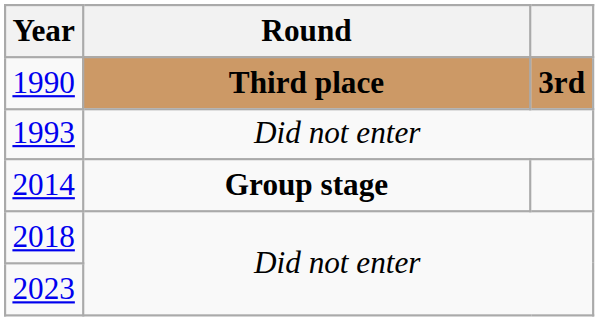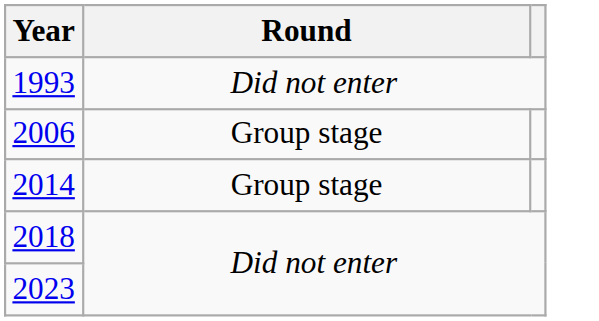- row: (44, 82)
+ row: (44, 133)
(306, 185) bold -> (307, 185) normal
